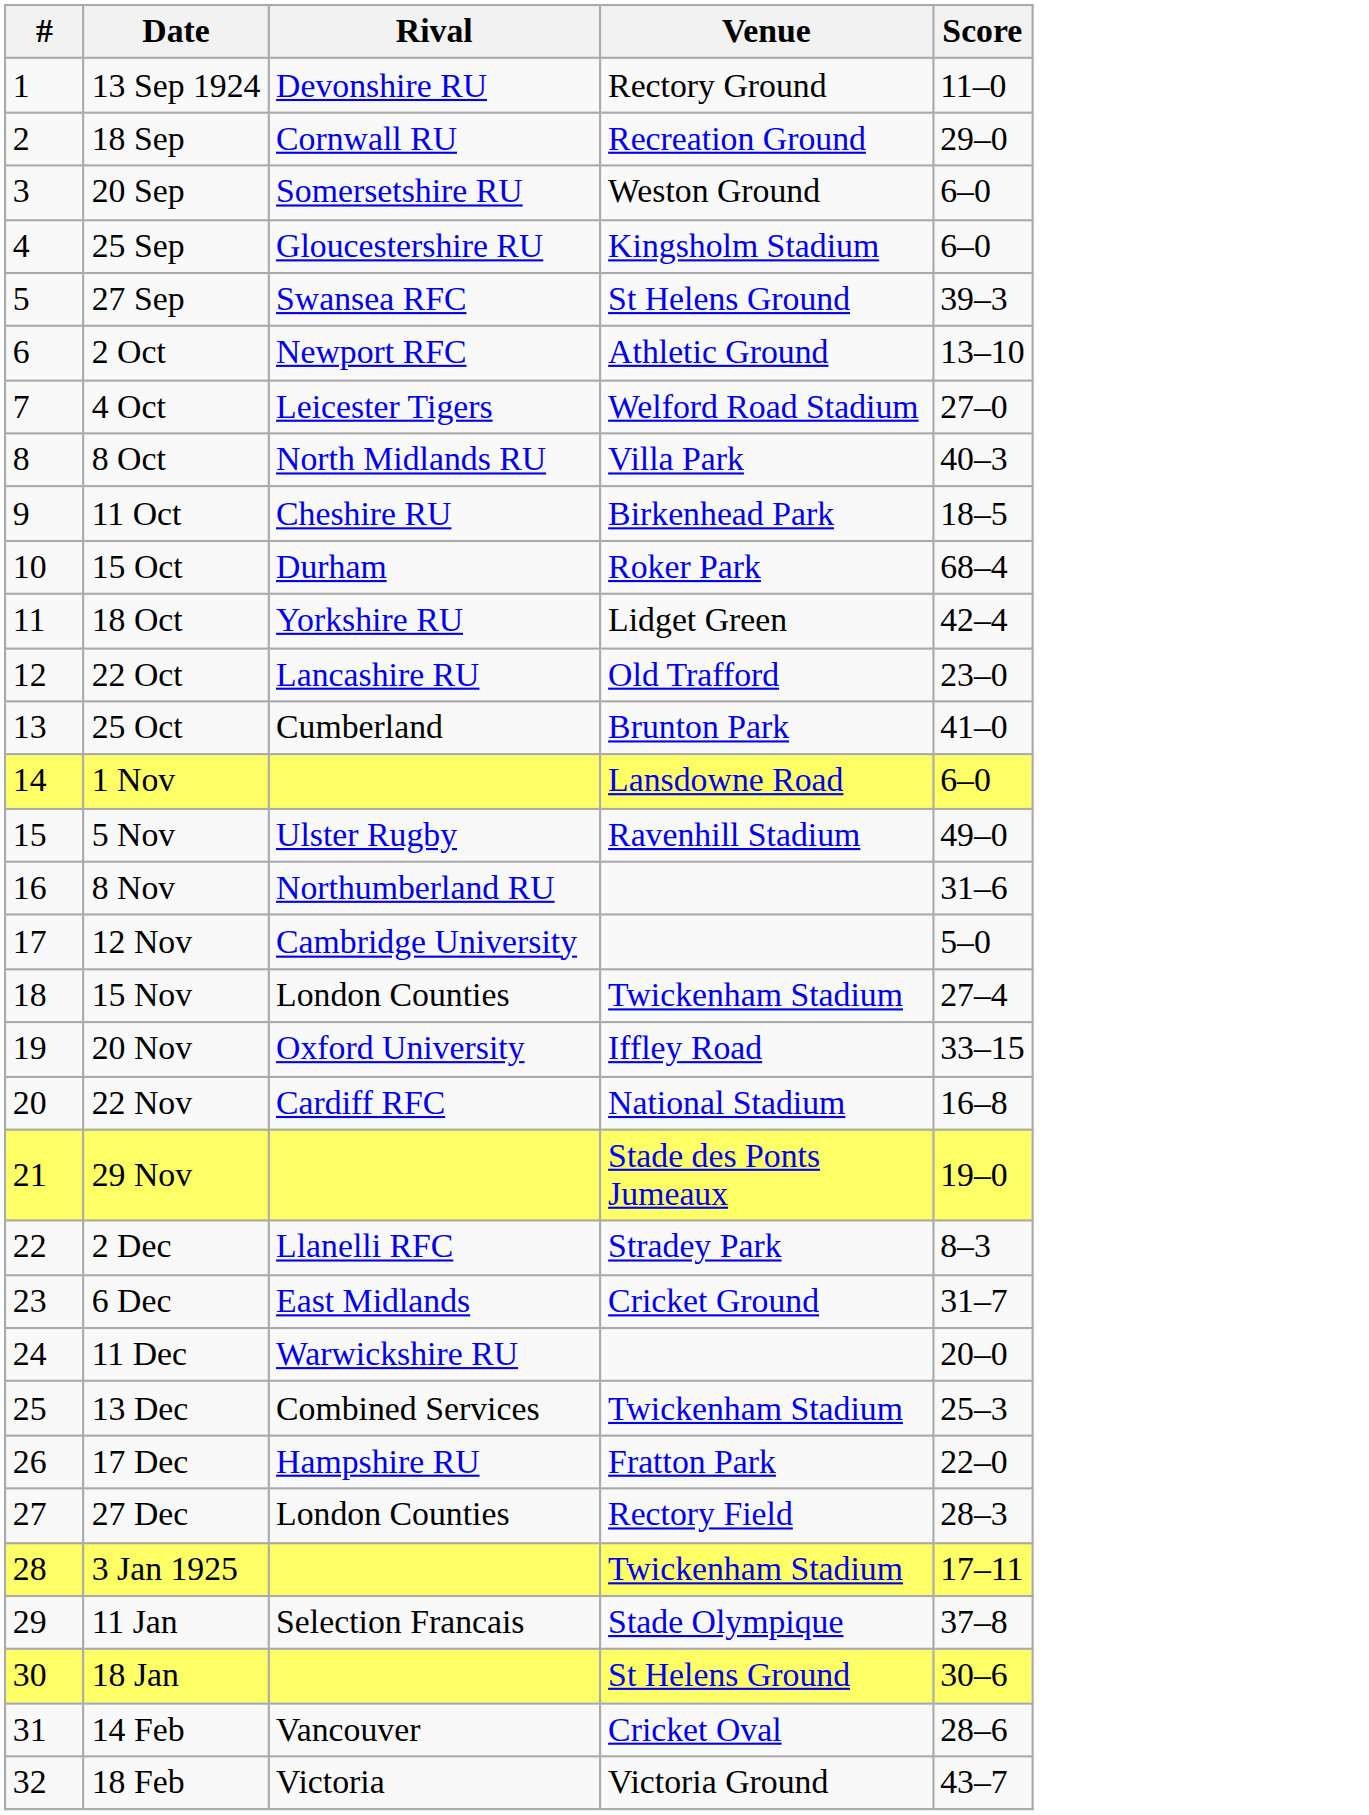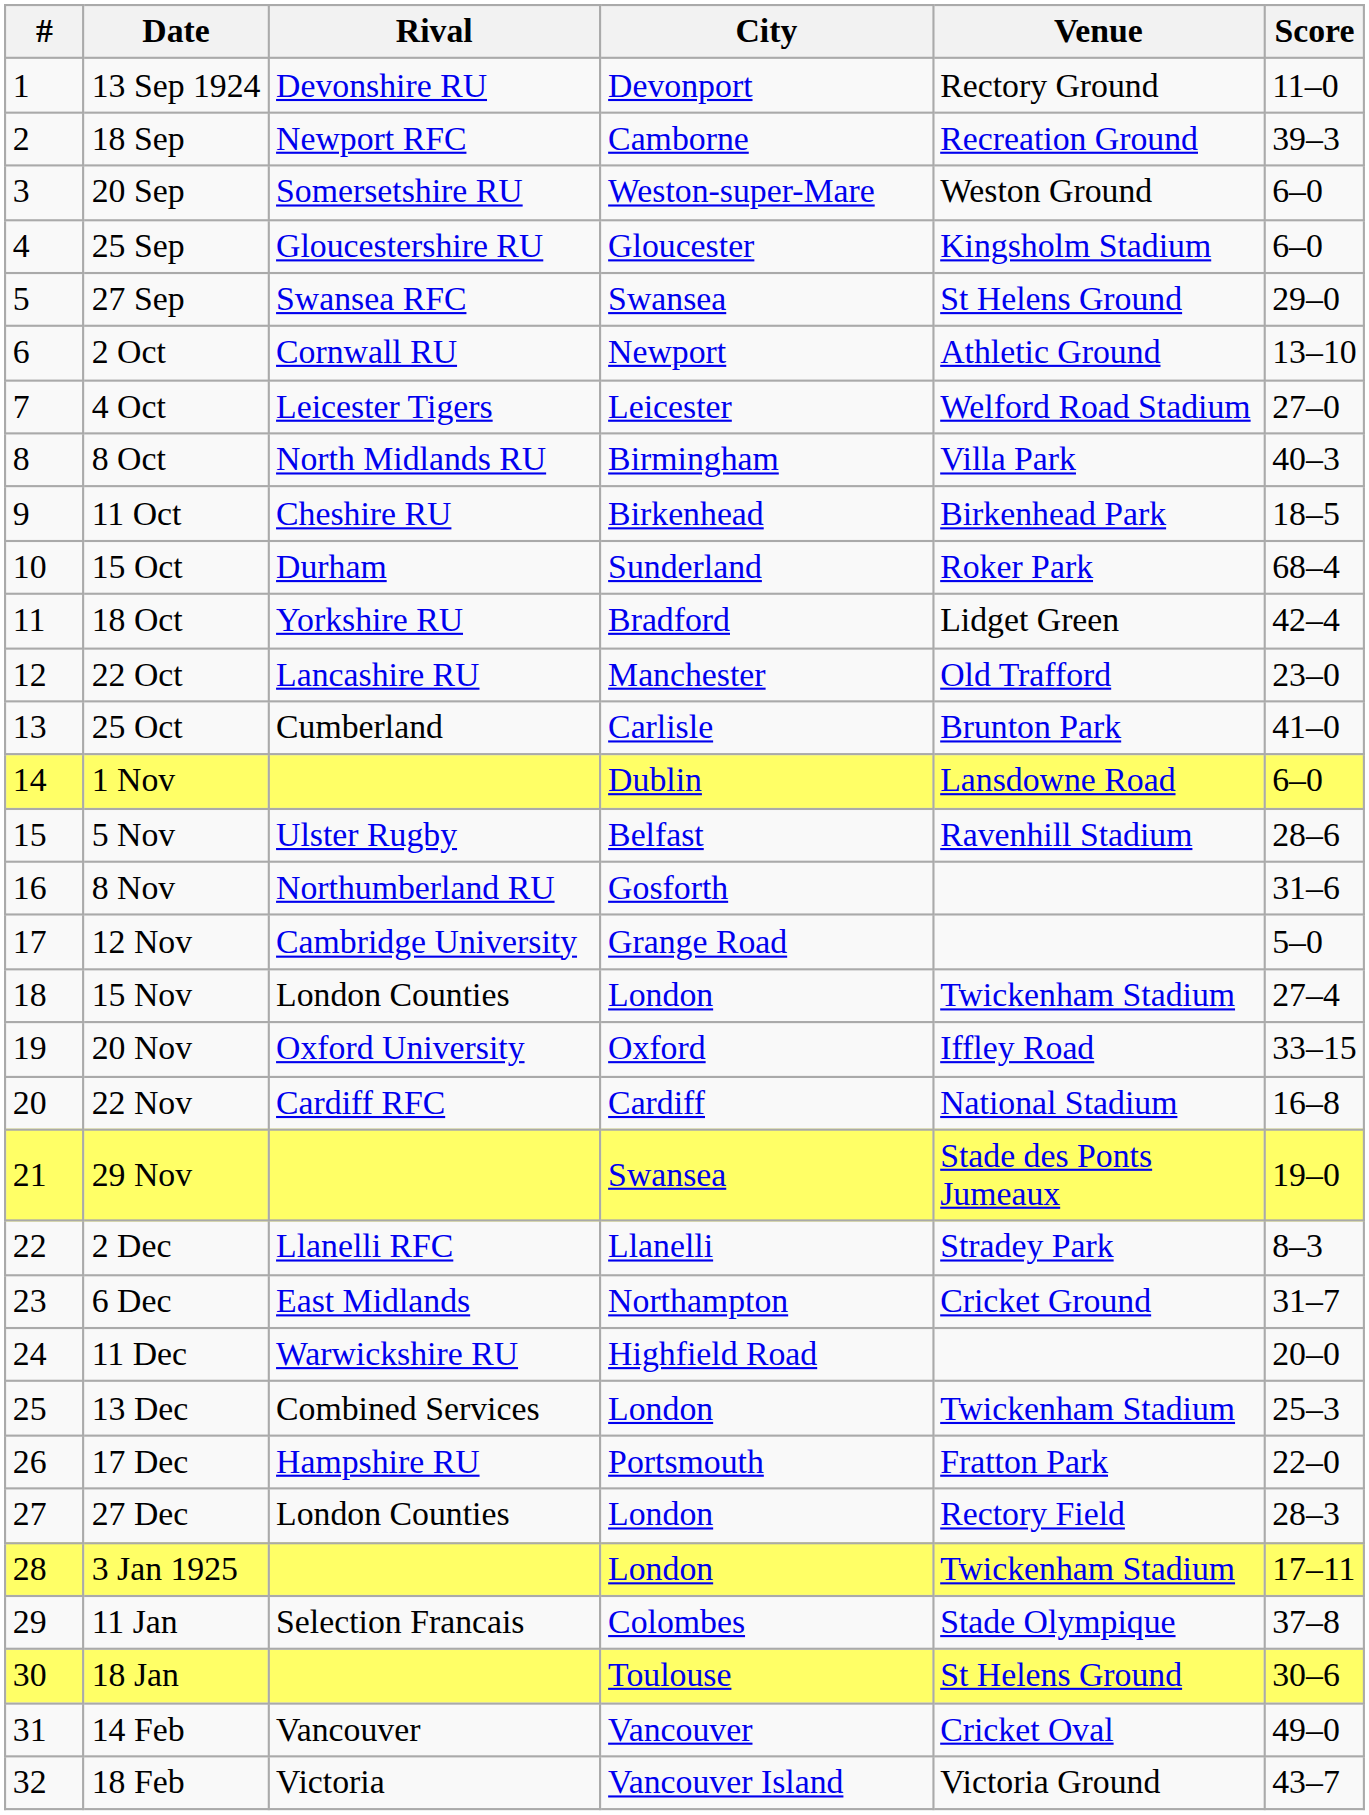+ column: (766, 31)
(367, 138) Cornwall RU -> (371, 138) Newport RFC
(974, 138) 29–0 -> (1306, 138) 39–3
(974, 298) 39–3 -> (1306, 298) 29–0
(371, 352) Newport RFC -> (367, 352) Cornwall RU
(974, 834) 49–0 -> (1306, 834) 28–6
(974, 1729) 28–6 -> (1306, 1729) 49–0
